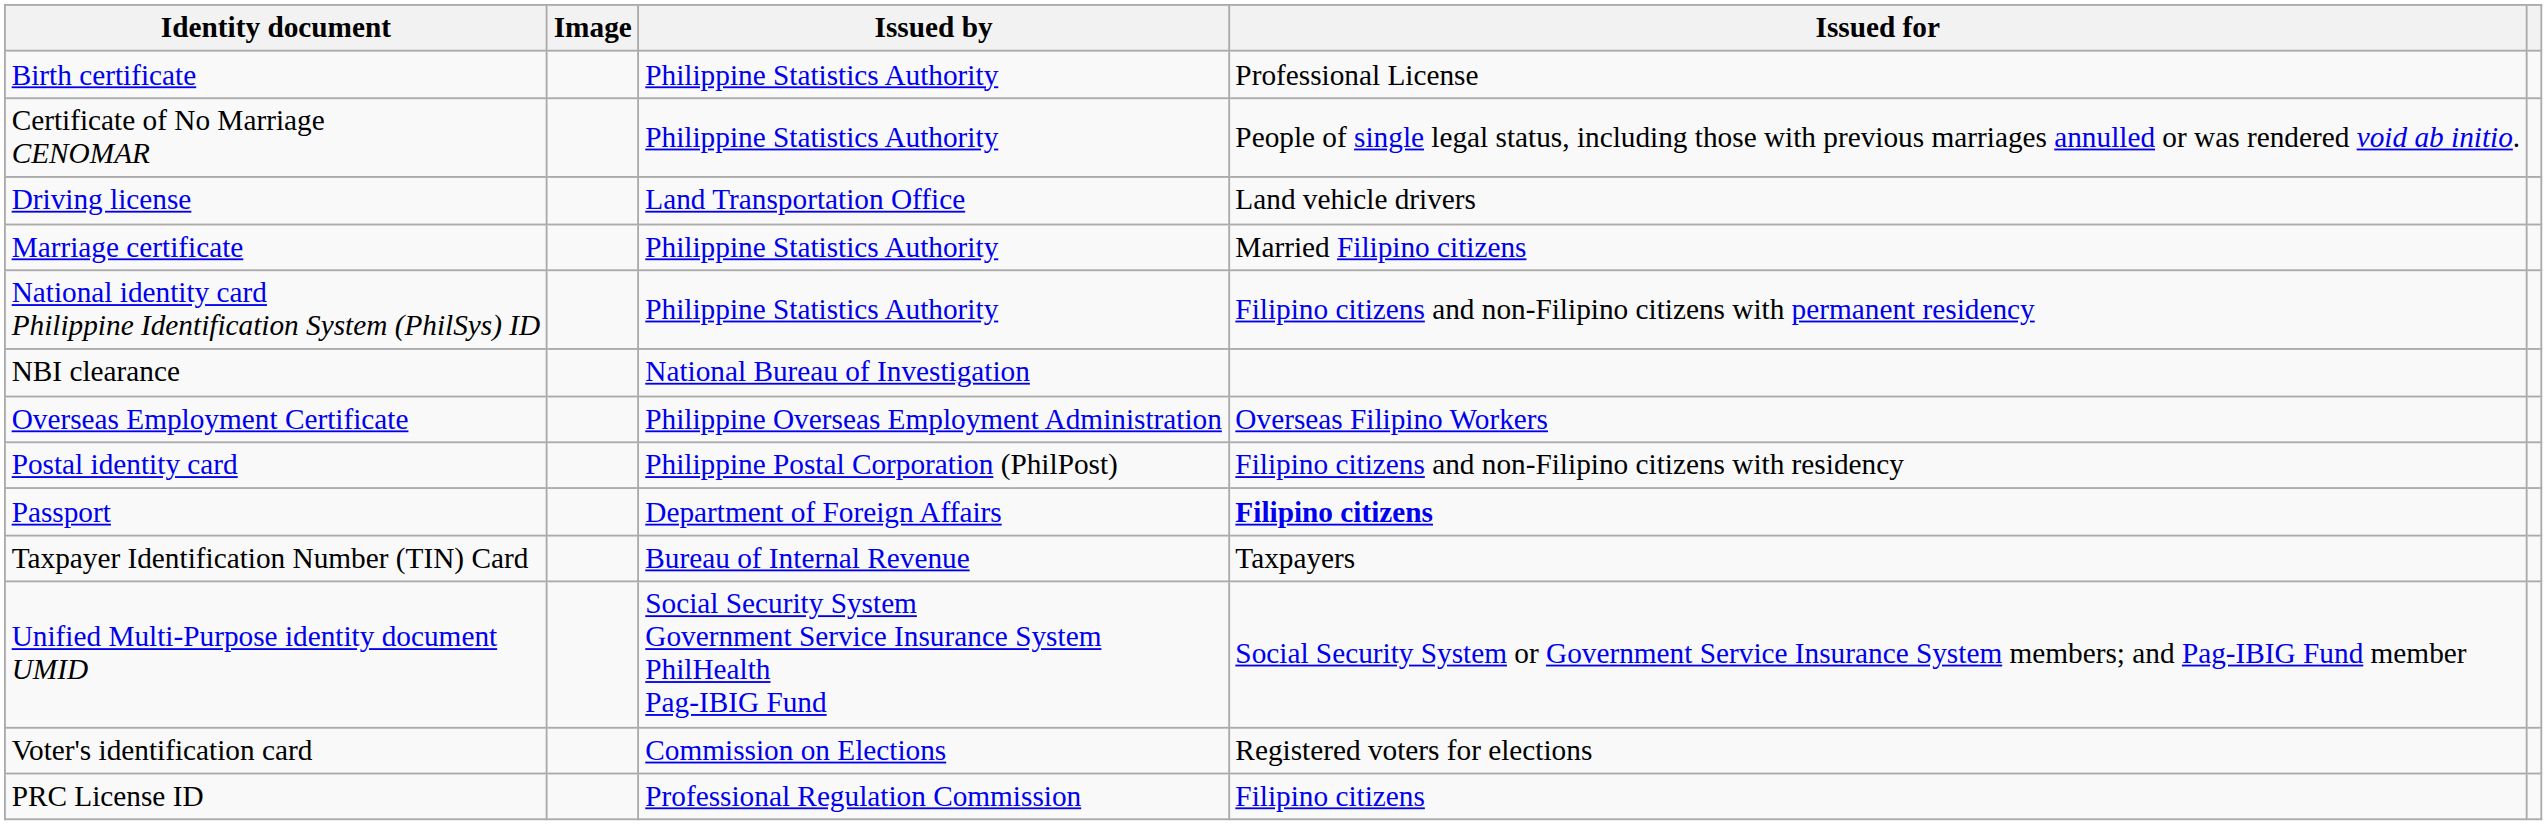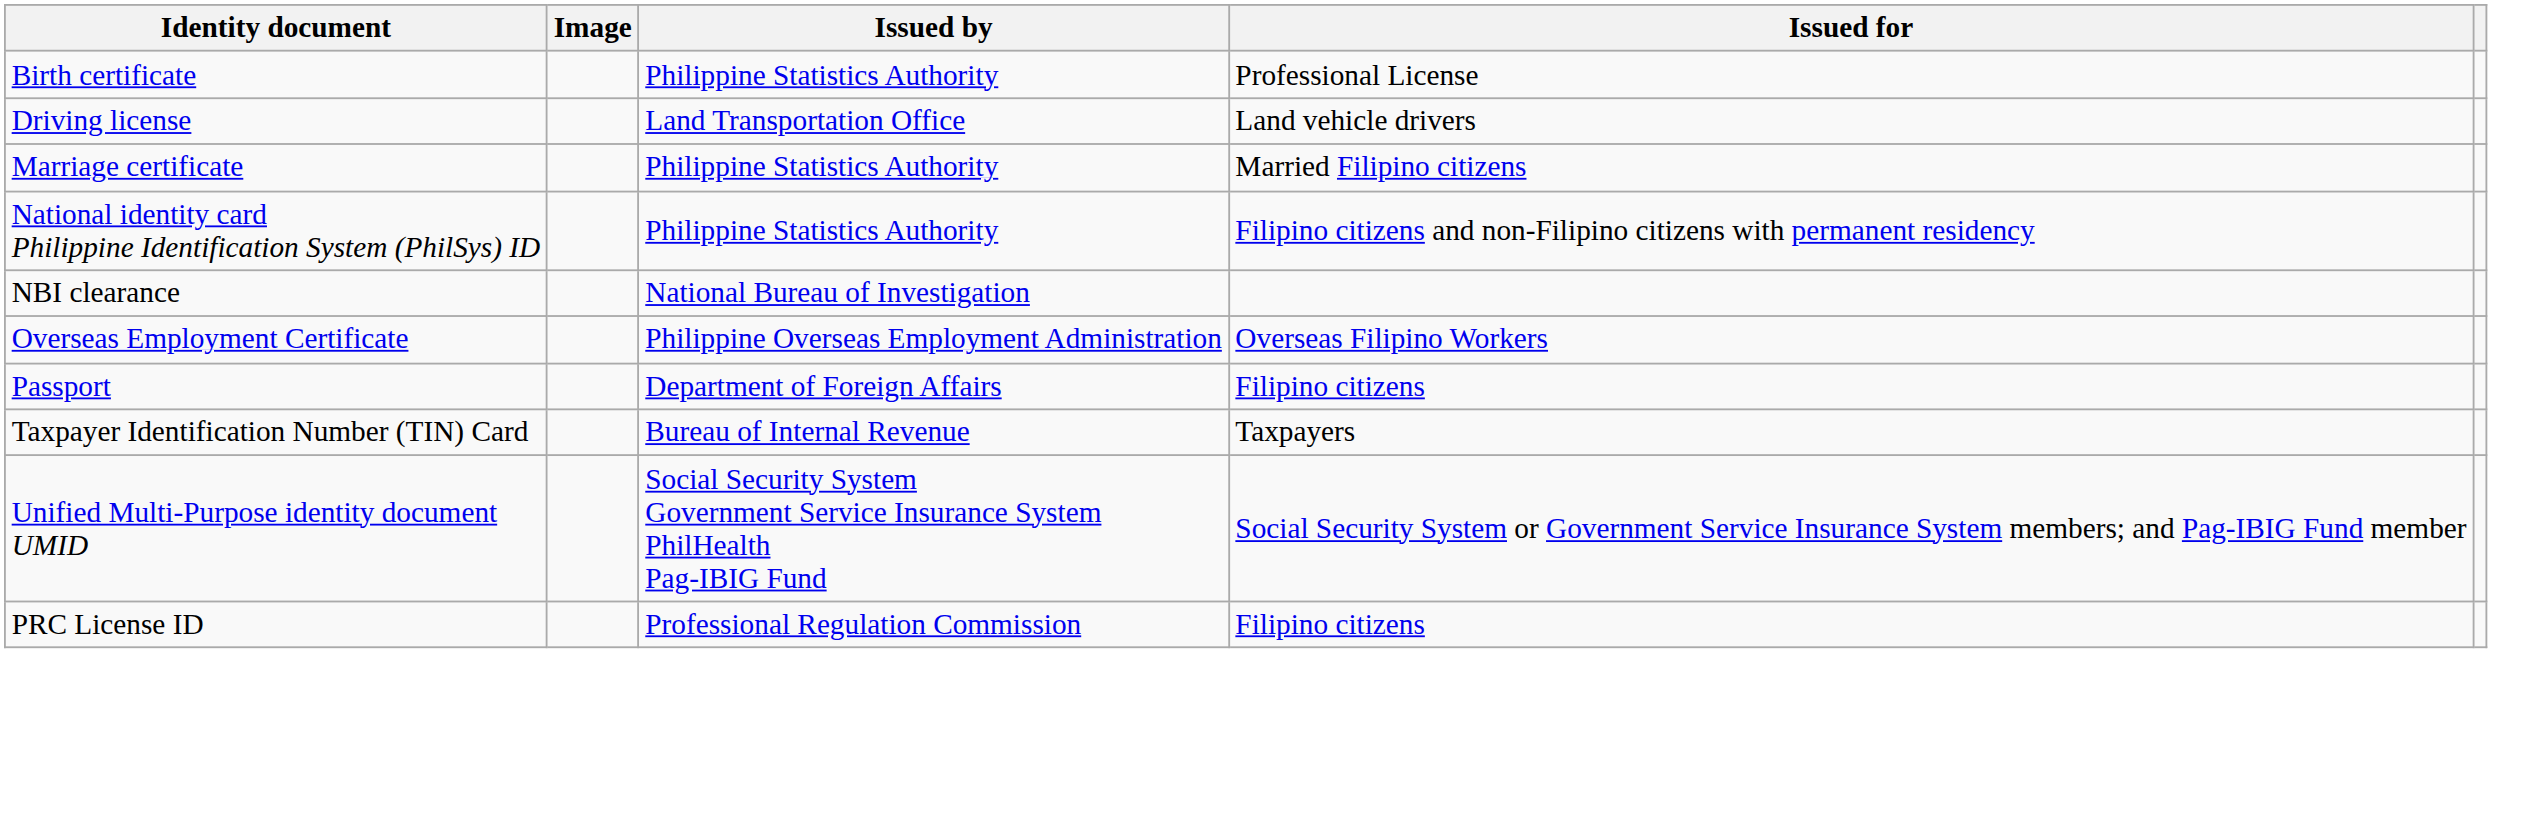- row: (168, 137)
- row: (125, 465)
(1334, 511) bold -> (1330, 385) normal
- row: (162, 749)
